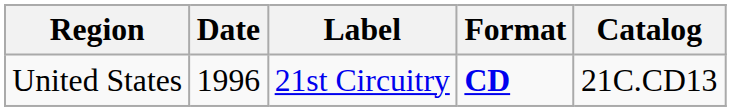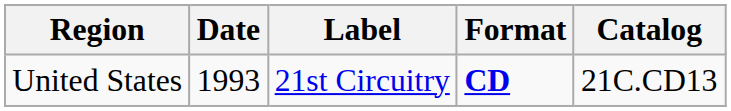(228, 79) 1996 -> (228, 79) 1993
